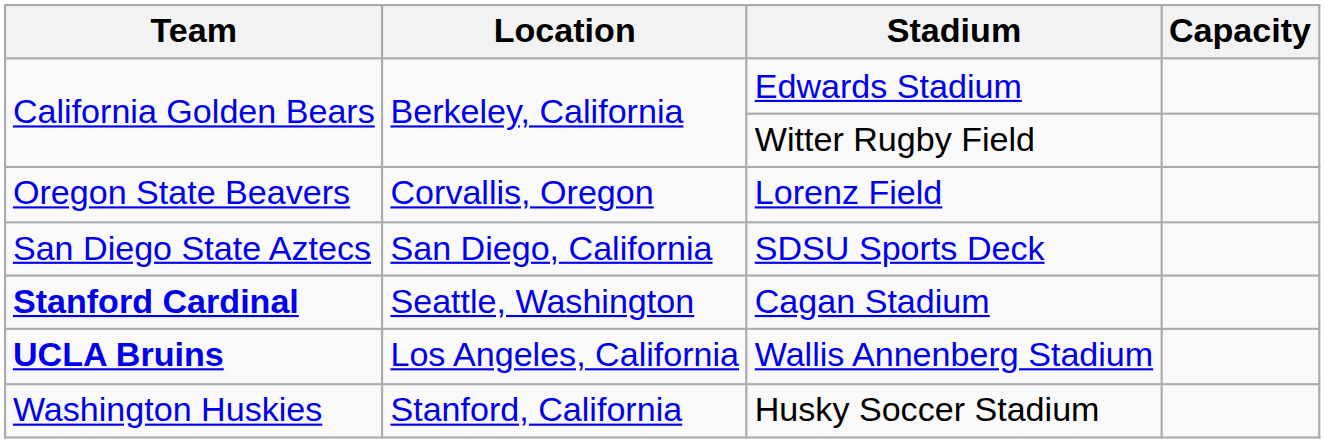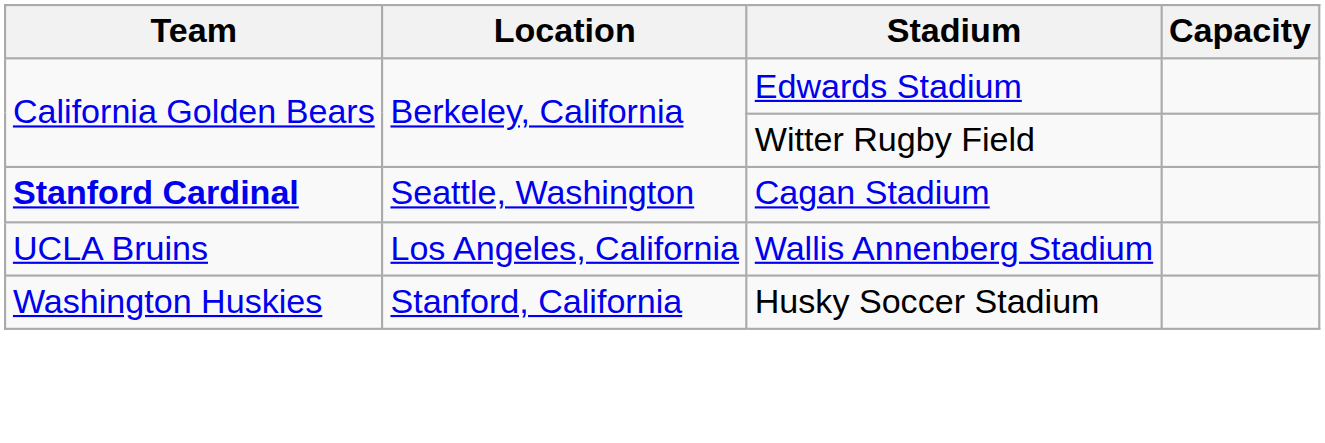- row: (849, 193)
- row: (900, 247)
(118, 355) bold -> (110, 247) normal
